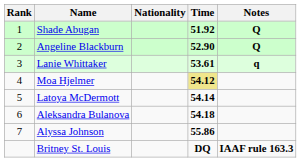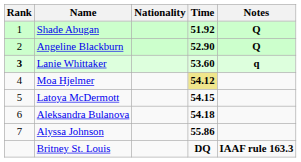(19, 64) normal -> (19, 64) bold
(203, 64) 53.61 -> (203, 64) 53.60
(203, 98) 54.14 -> (203, 98) 54.15
